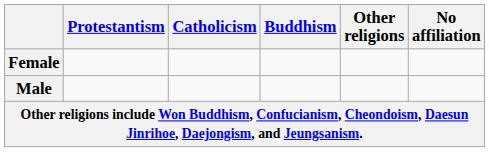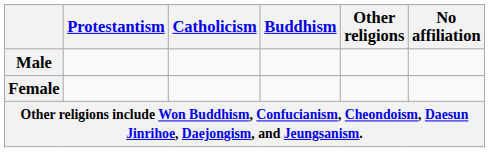rows swapped: (34, 88) <-> (34, 62)
